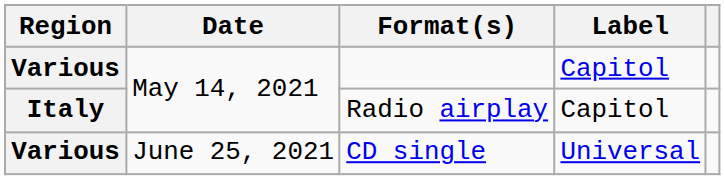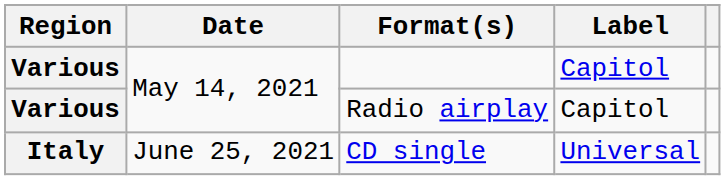(65, 110) Italy -> (65, 110) Various
(65, 153) Various -> (65, 153) Italy
